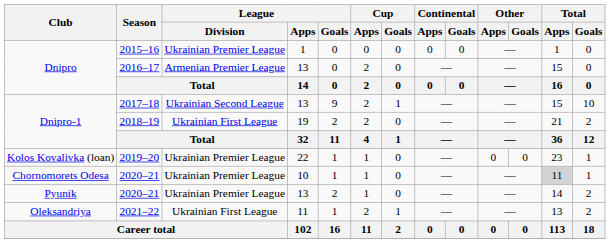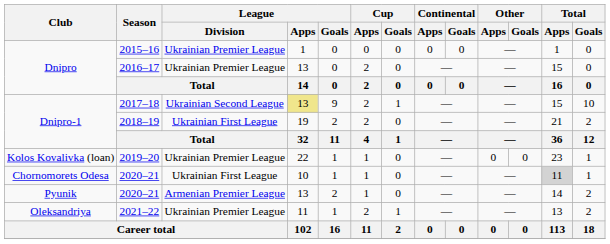(225, 67) Armenian Premier League -> (225, 67) Ukrainian Premier League
(303, 103) no background -> (303, 103) khaki background
(225, 175) Ukrainian Premier League -> (225, 175) Ukrainian First League
(225, 193) Ukrainian Premier League -> (225, 193) Armenian Premier League
(225, 211) Ukrainian First League -> (225, 211) Ukrainian Premier League
